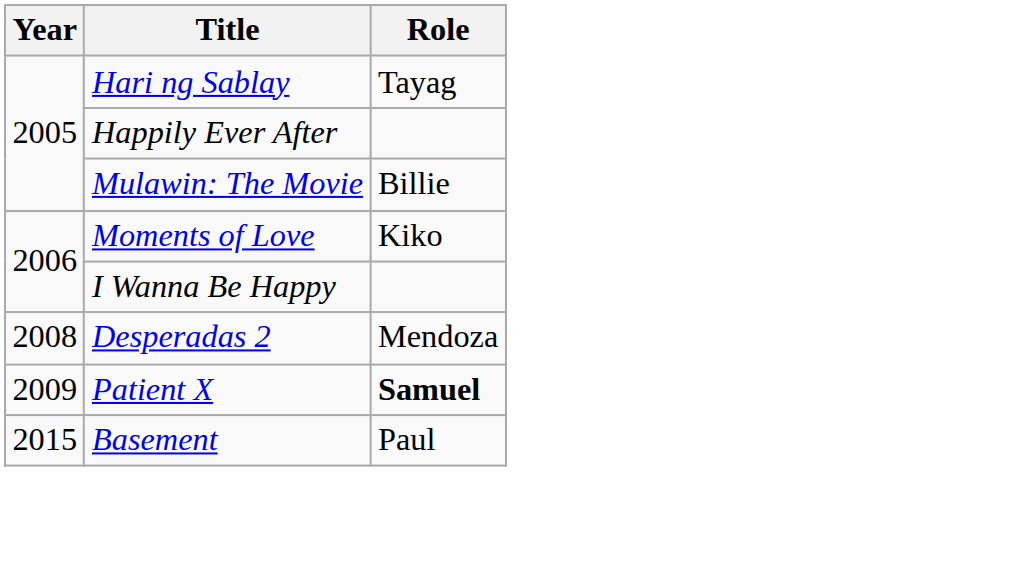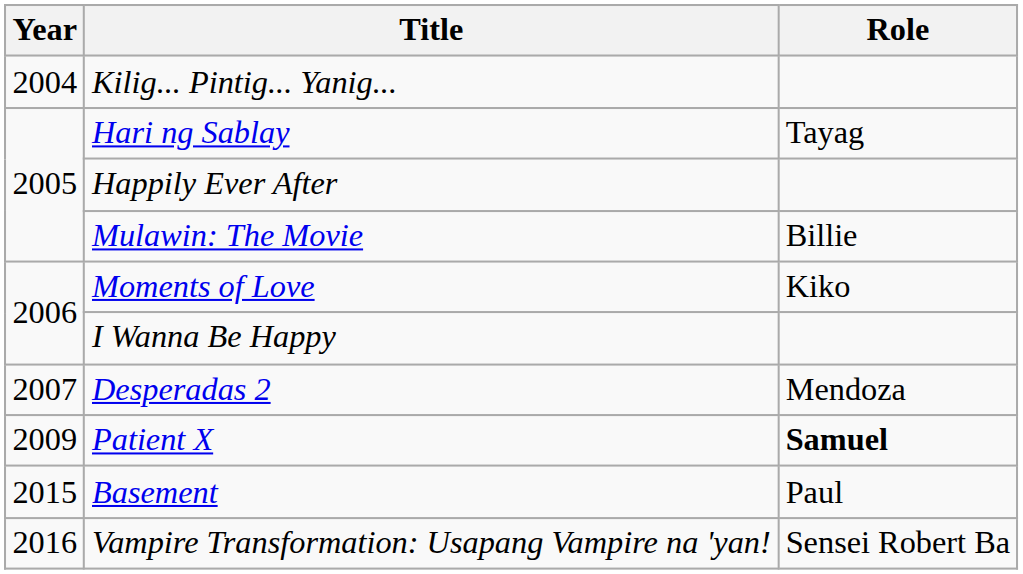+ row: (245, 81)
(45, 337) 2008 -> (45, 388) 2007
+ row: (431, 542)
